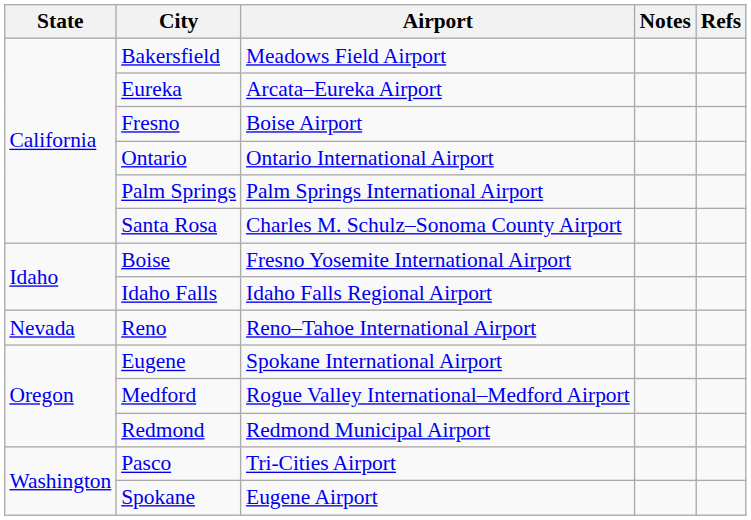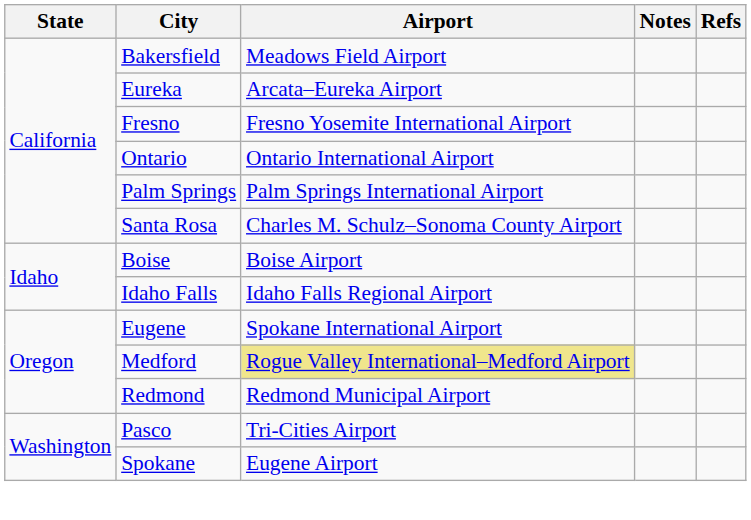(304, 123) Boise Airport -> (409, 123) Fresno Yosemite International Airport
(409, 259) Fresno Yosemite International Airport -> (304, 259) Boise Airport
- row: (144, 327)
(438, 395) no background -> (438, 361) khaki background
